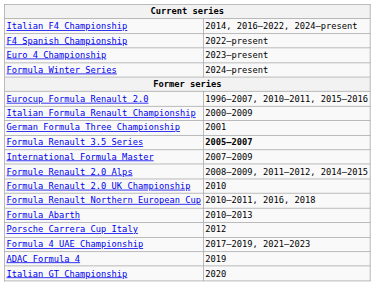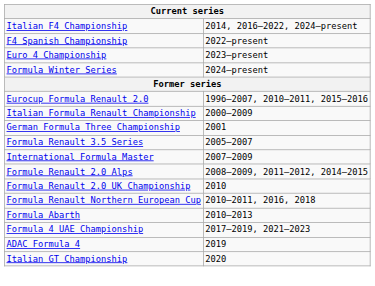(229, 143) bold -> (229, 143) normal
- row: (72, 230)
